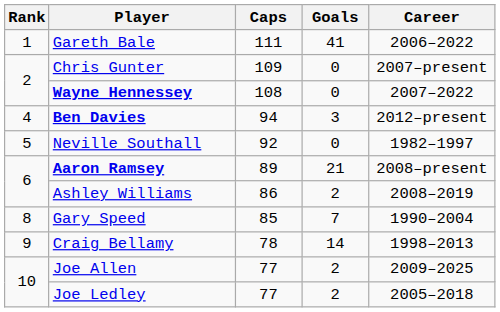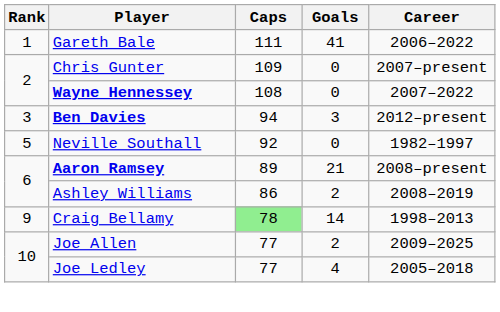(27, 118) 4 -> (27, 118) 3
- row: (99, 219)
(268, 244) no background -> (268, 219) lightgreen background
(335, 295) 2 -> (335, 269) 4
